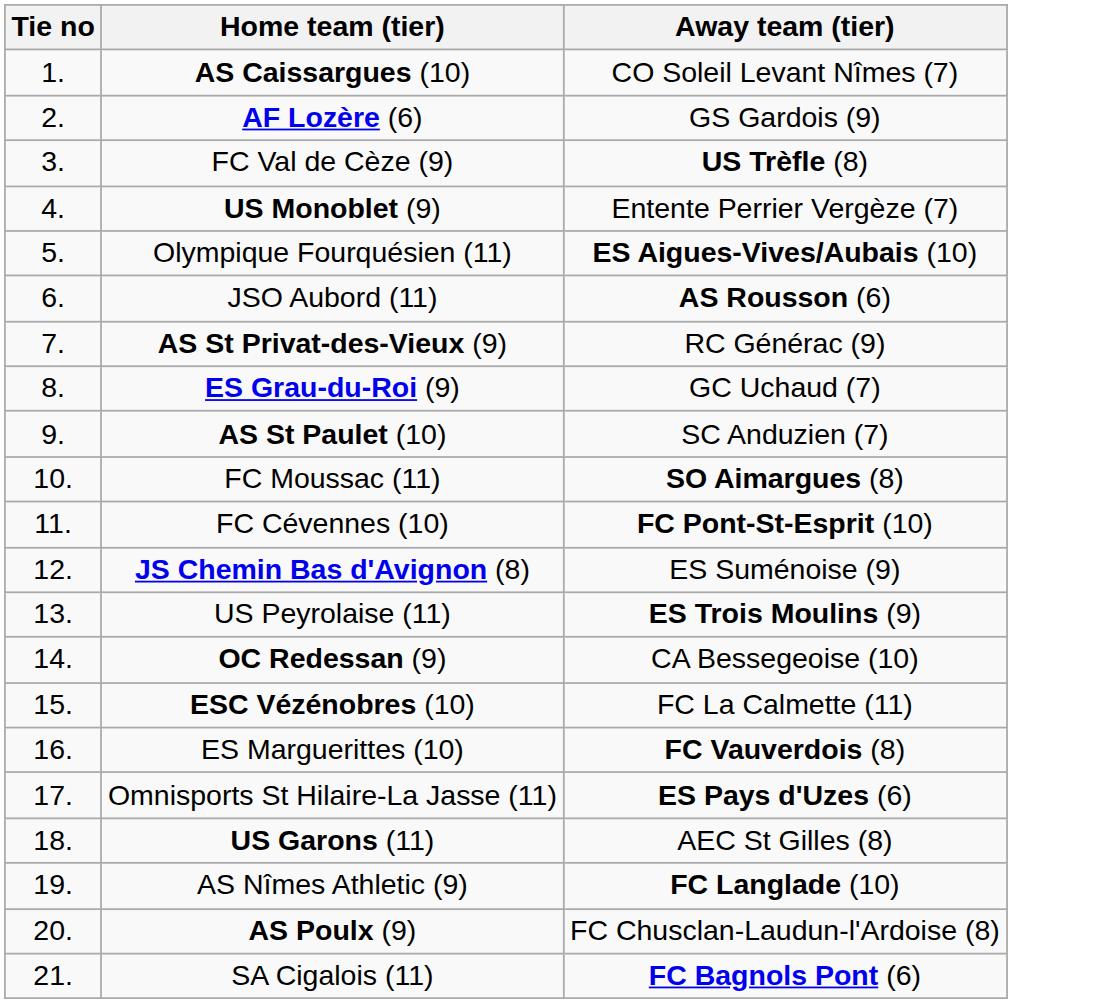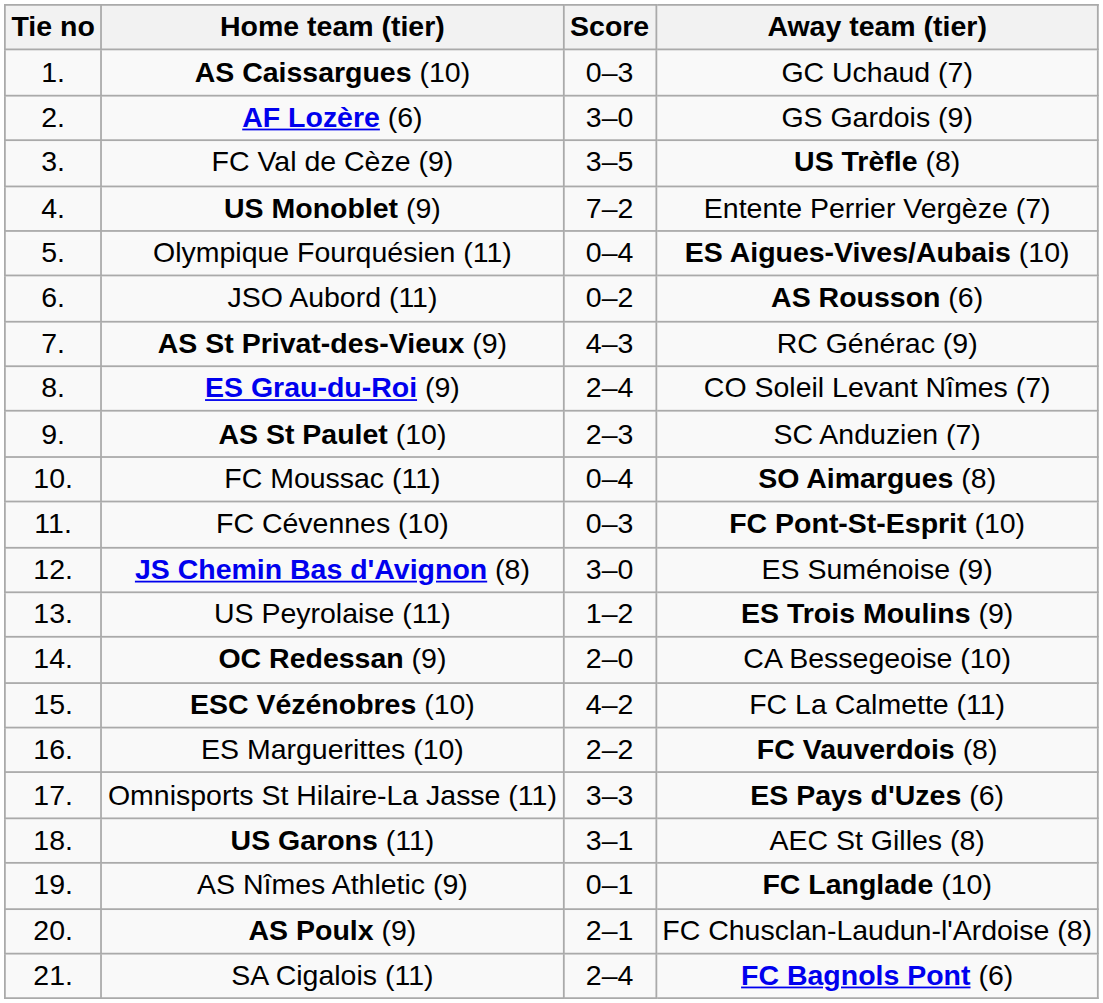+ column: (610, 27)
(785, 72) CO Soleil Levant Nîmes (7) -> (877, 72) GC Uchaud (7)
(785, 388) GC Uchaud (7) -> (877, 388) CO Soleil Levant Nîmes (7)
